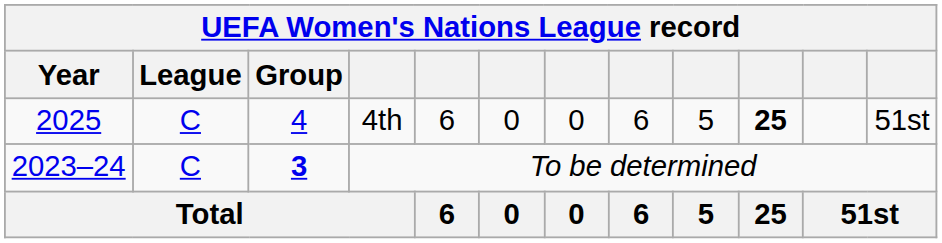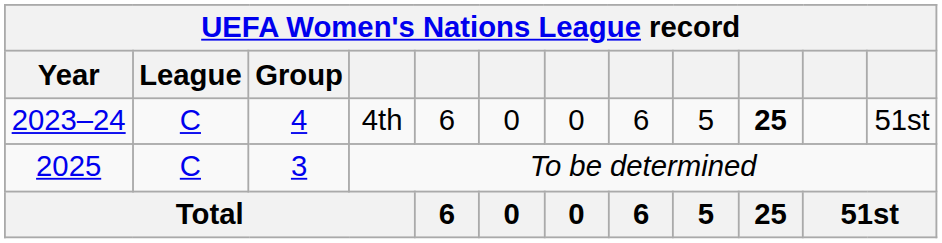(69, 120) 2025 -> (69, 120) 2023–24
(69, 167) 2023–24 -> (69, 167) 2025
(299, 167) bold -> (299, 167) normal
